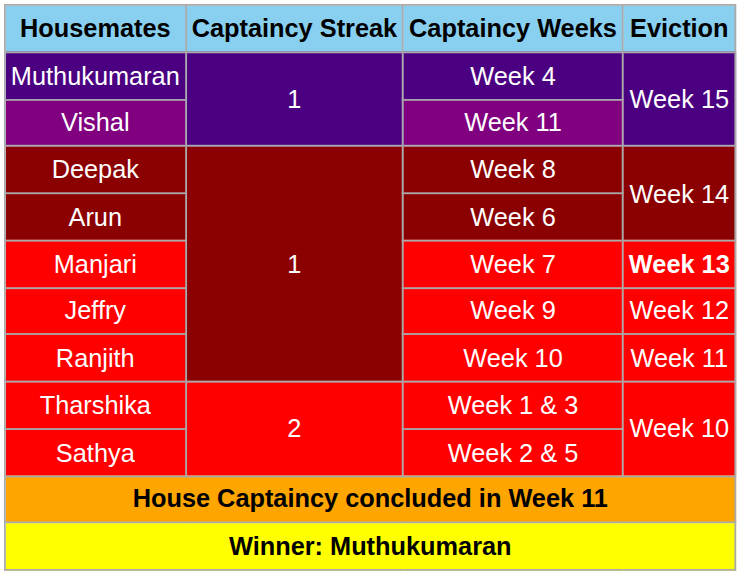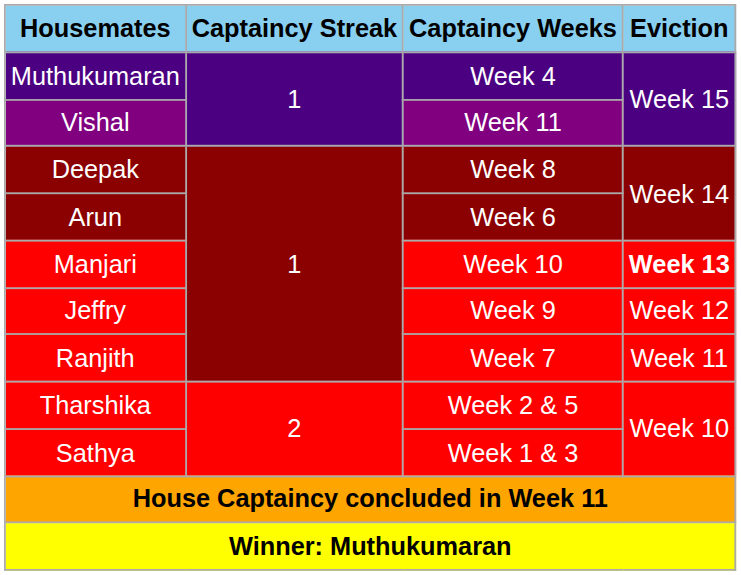(513, 264) Week 7 -> (513, 264) Week 10
(513, 358) Week 10 -> (513, 358) Week 7
(513, 405) Week 1 & 3 -> (513, 405) Week 2 & 5
(513, 453) Week 2 & 5 -> (513, 453) Week 1 & 3
